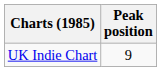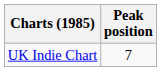(128, 54) 9 -> (128, 54) 7
